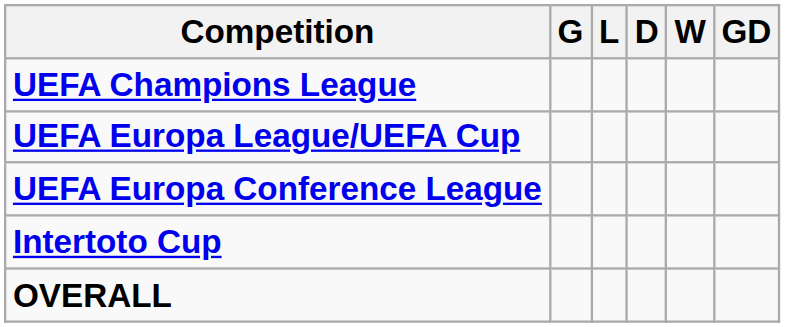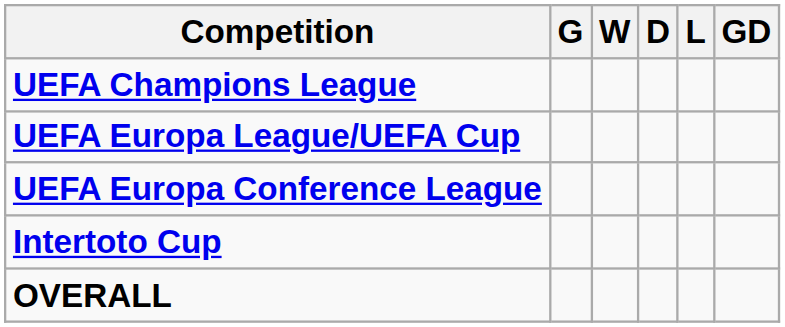columns swapped: (690, 32) <-> (609, 32)
